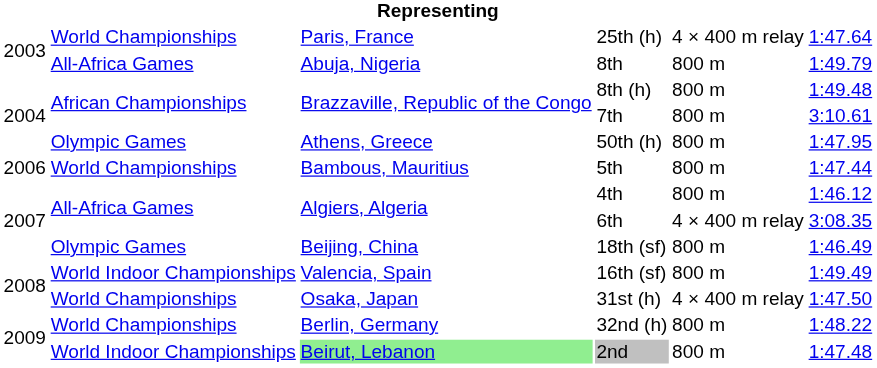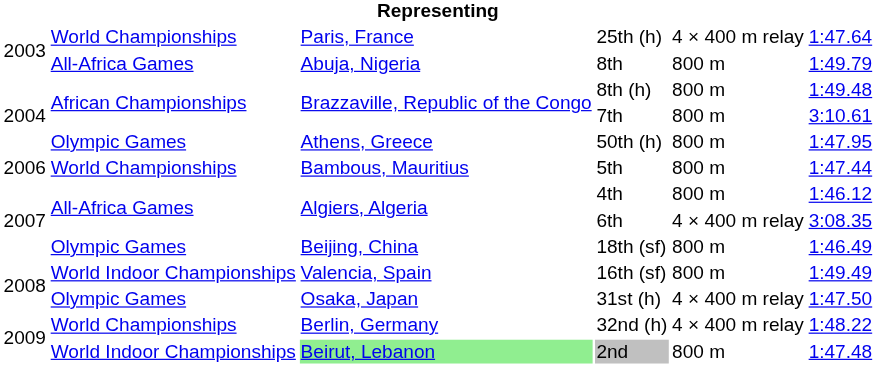(144, 299) World Championships -> (118, 299) Olympic Games
(699, 325) 800 m -> (738, 325) 4 × 400 m relay
